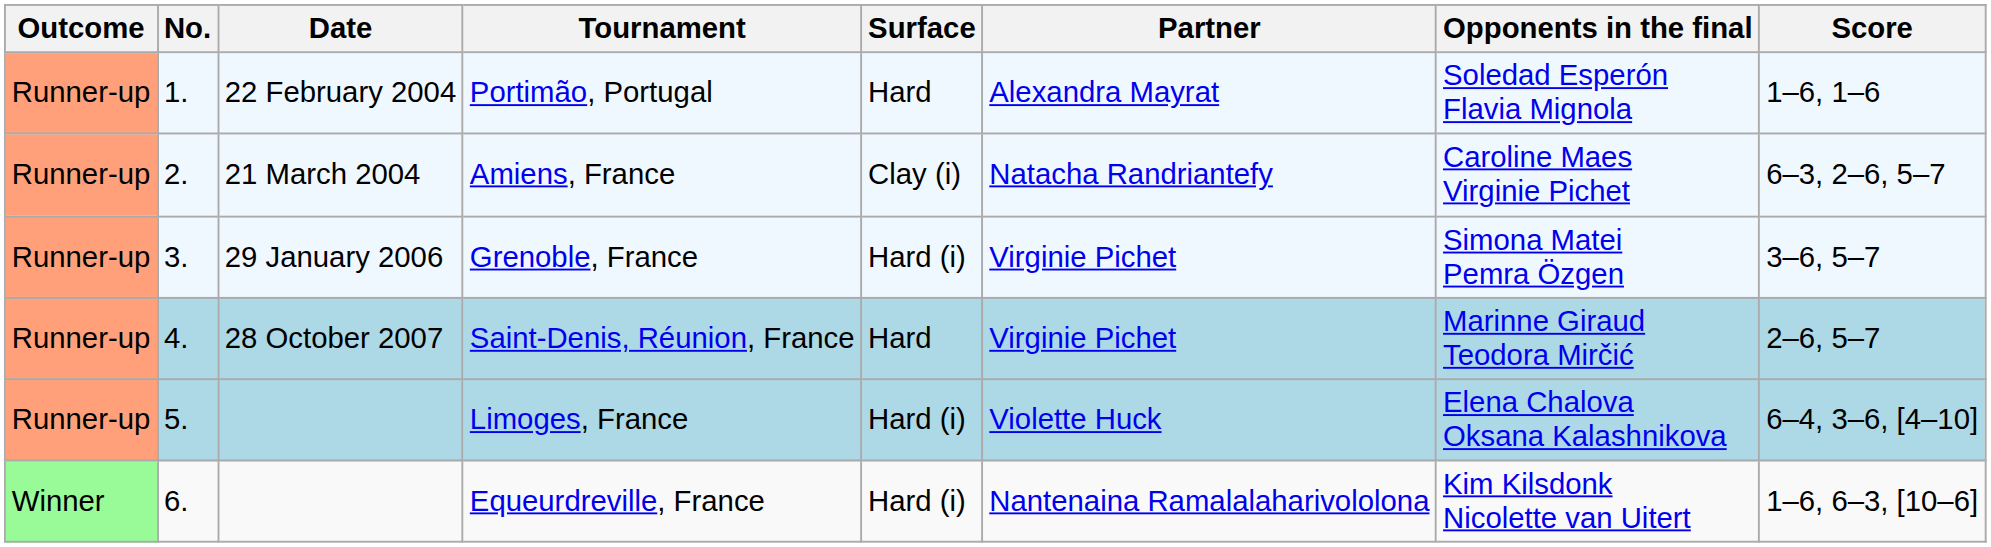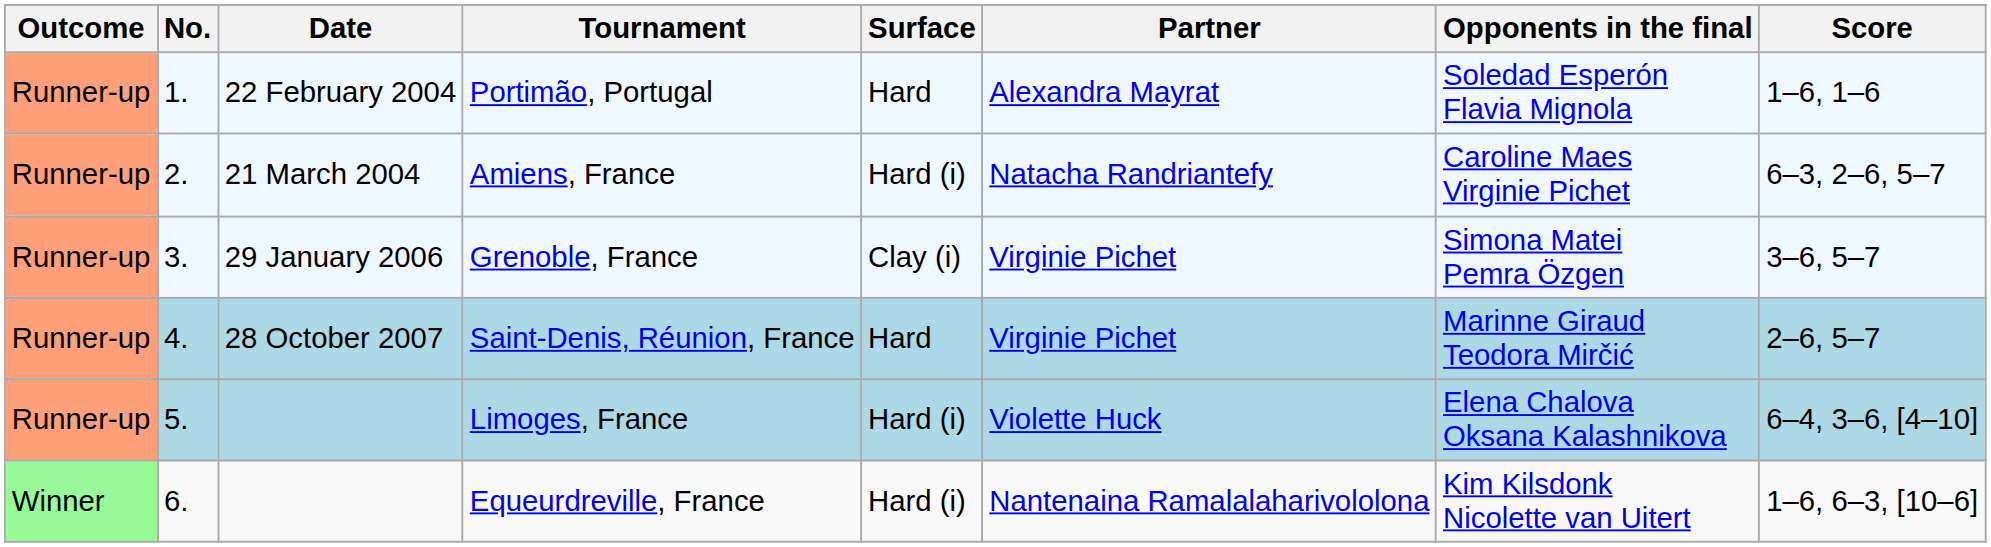(915, 174) Clay (i) -> (917, 174) Hard (i)
(917, 255) Hard (i) -> (915, 255) Clay (i)
